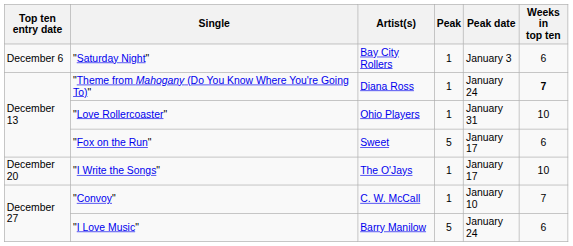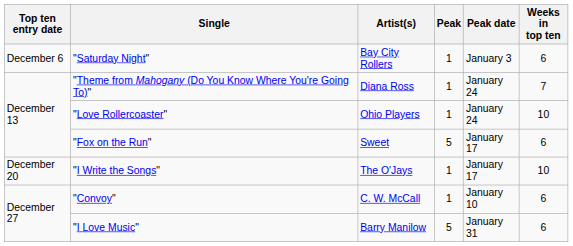(543, 86) bold -> (543, 86) normal
(484, 114) January 31 -> (484, 114) January 24
(543, 199) 7 -> (543, 199) 6
(484, 227) January 24 -> (484, 227) January 31
